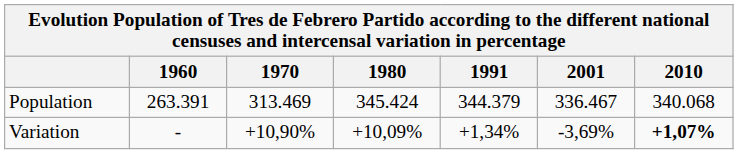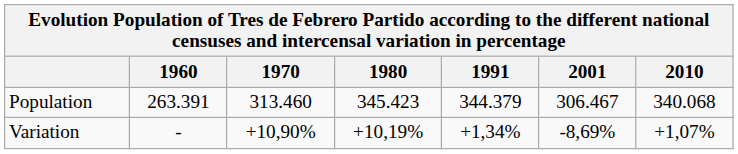(280, 102) 313.469 -> (281, 102) 313.460
(387, 102) 345.424 -> (388, 102) 345.423
(586, 102) 336.467 -> (587, 102) 306.467
(387, 132) +10,09% -> (388, 132) +10,19%
(586, 132) -3,69% -> (587, 132) -8,69%
(684, 132) bold -> (684, 132) normal
